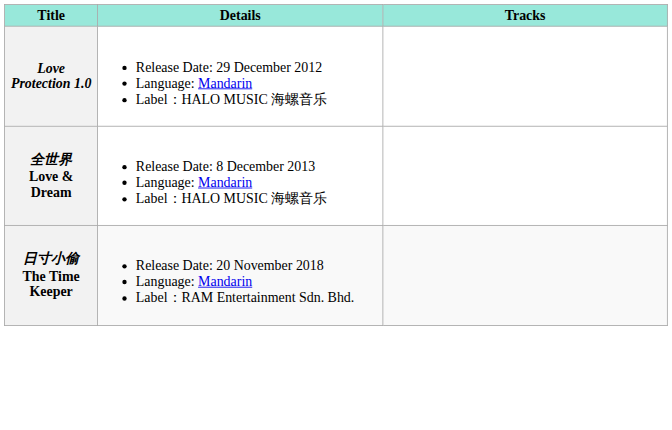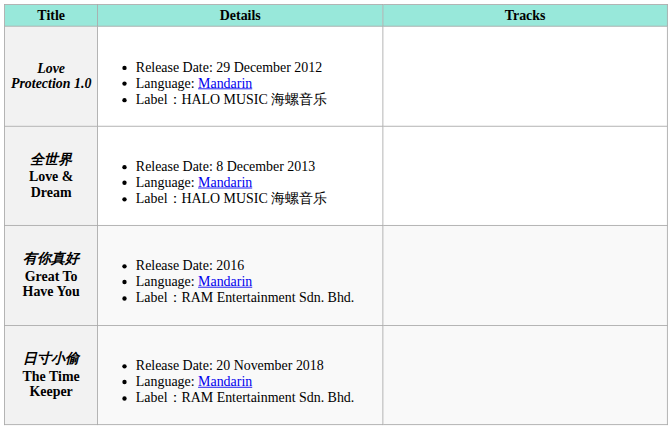+ row: (51, 275)
